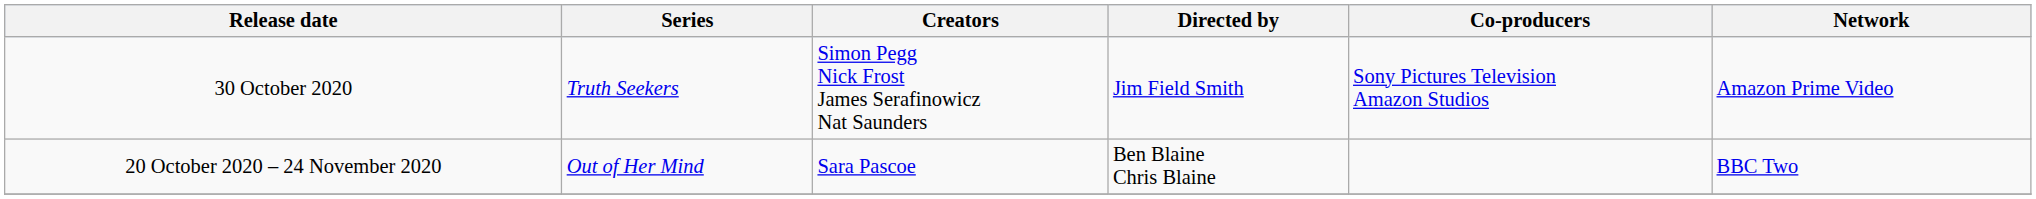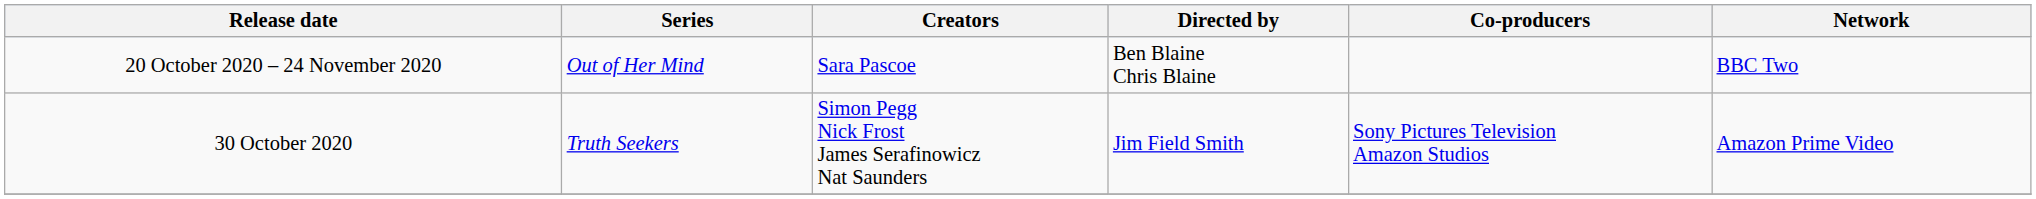rows swapped: (283, 166) <-> (283, 87)
